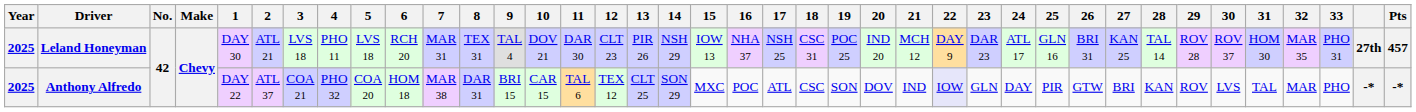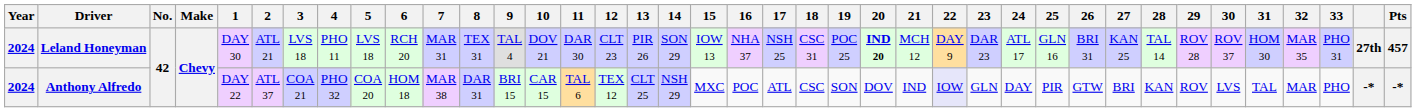(21, 47) 2025 -> (21, 47) 2024
(674, 46) NSH 29 -> (674, 46) SON 29
(878, 46) normal -> (878, 47) bold
(21, 87) 2025 -> (21, 87) 2024
(674, 86) SON 29 -> (674, 86) NSH 29
